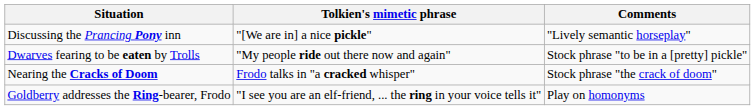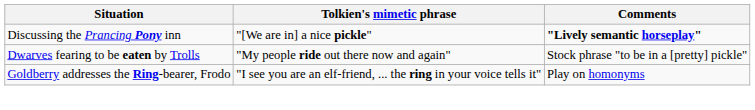(619, 34) normal -> (624, 34) bold
- row: (83, 74)
